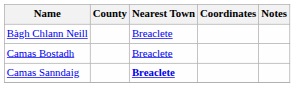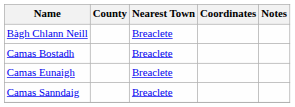+ row: (41, 73)
(153, 73) bold -> (152, 92) normal
